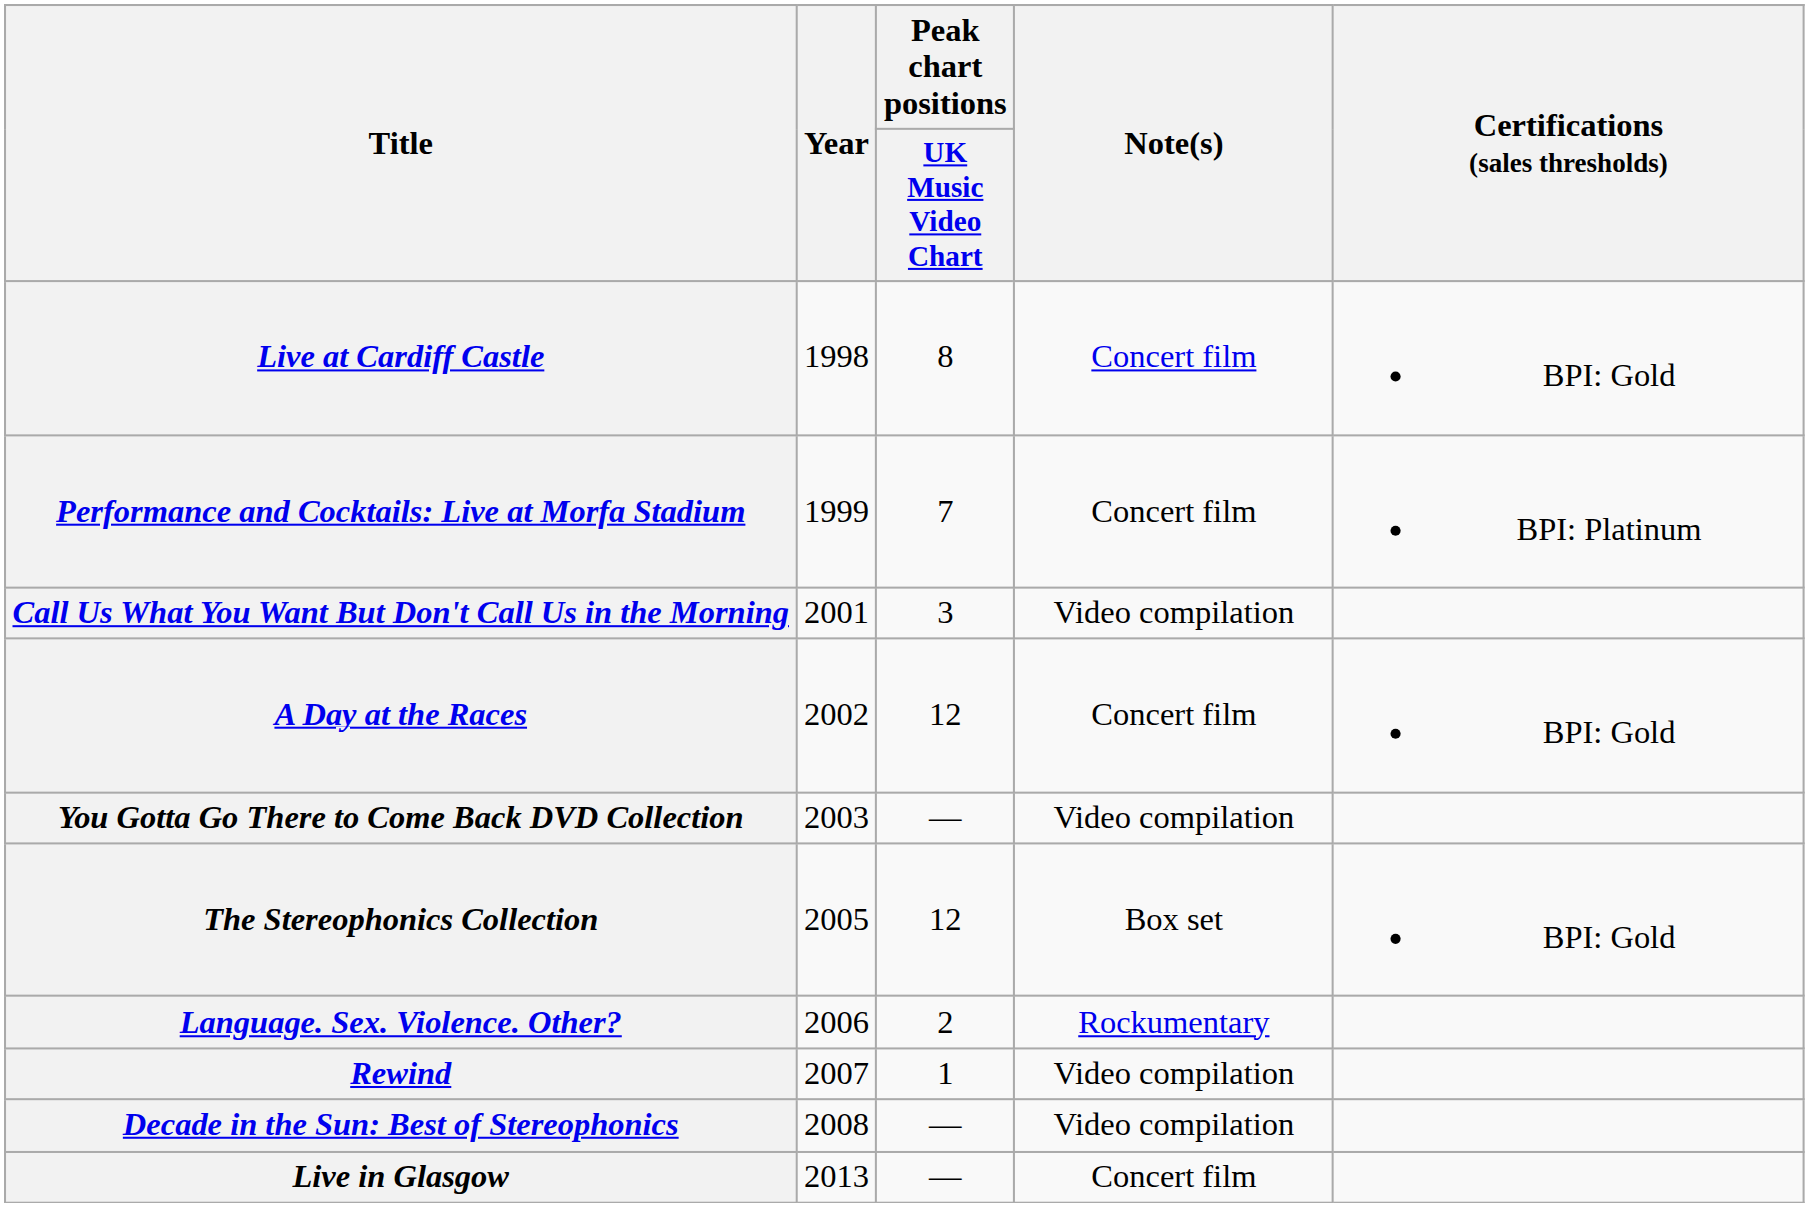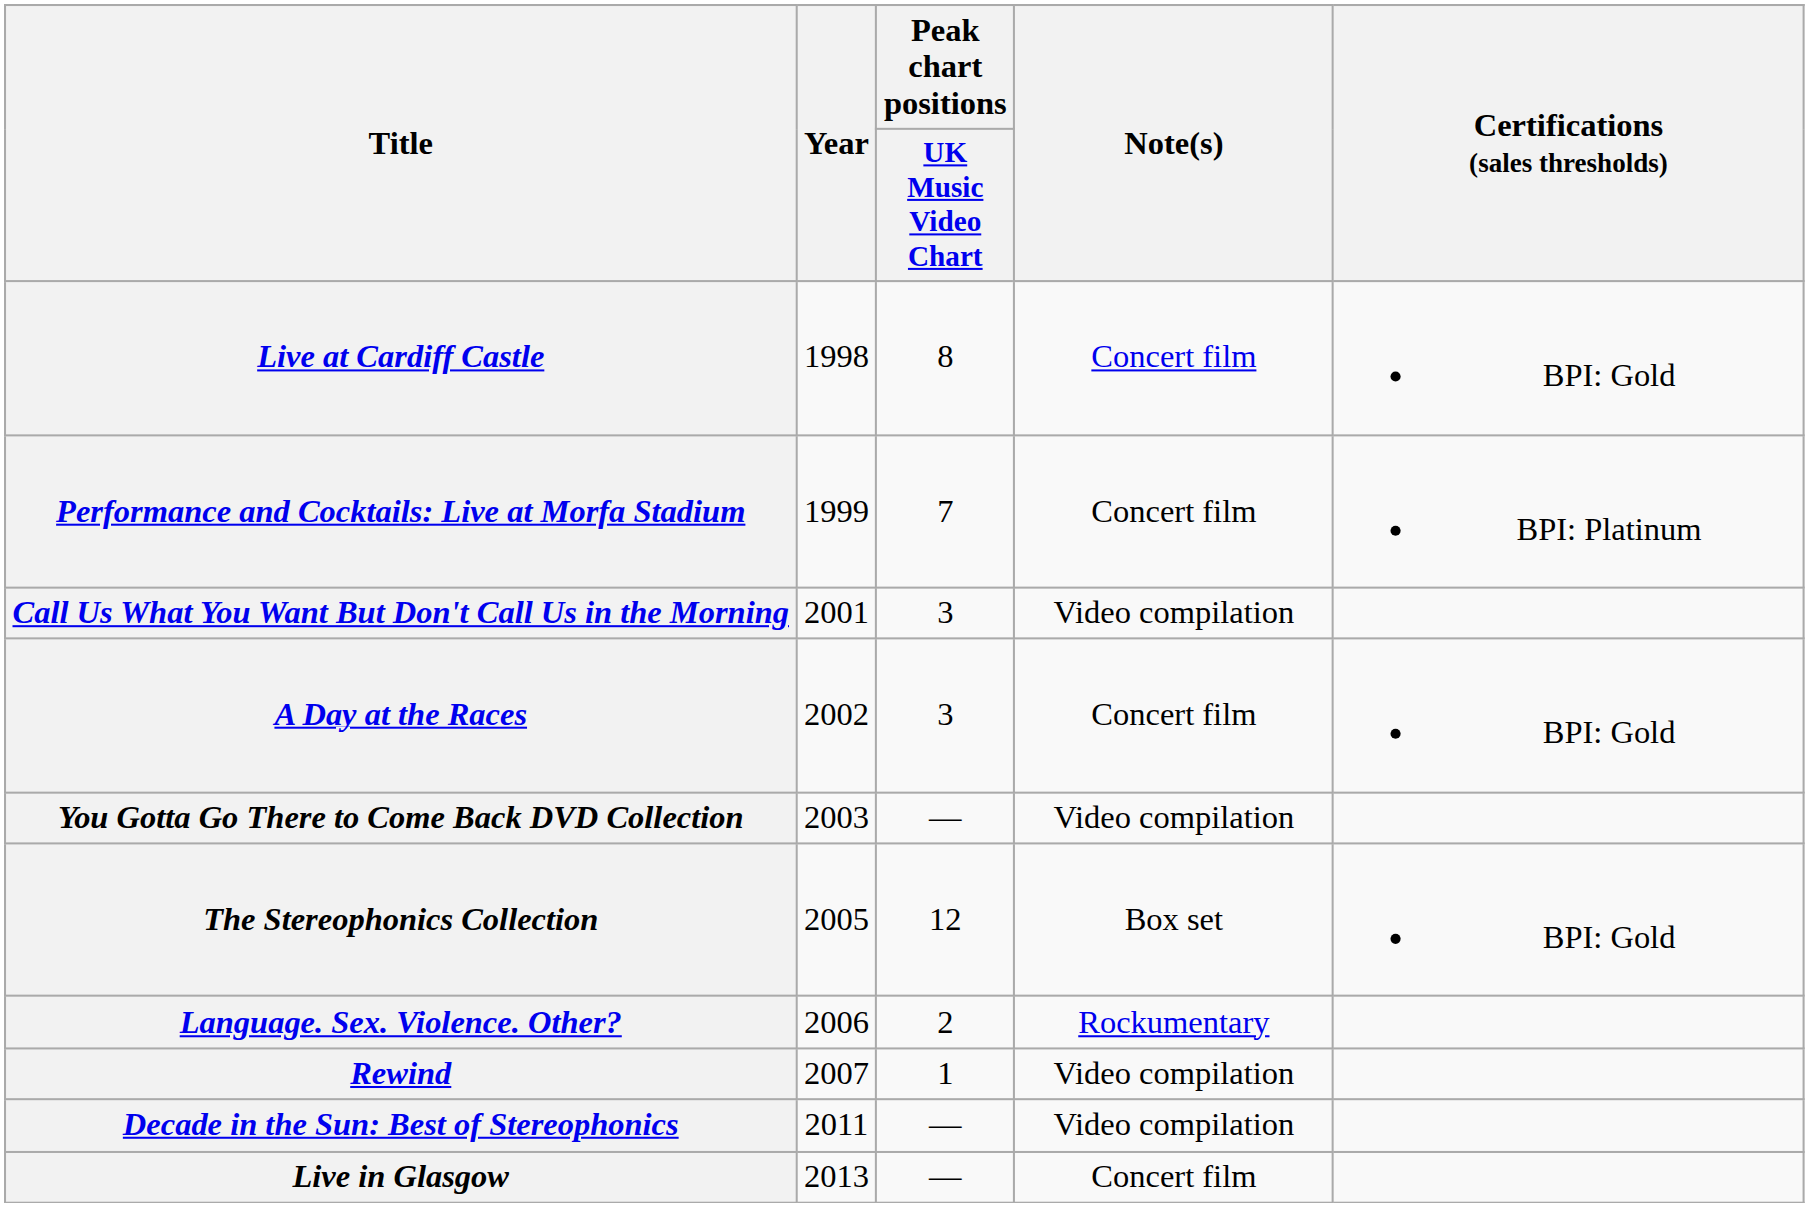(945, 714) 12 -> (945, 714) 3
(836, 1124) 2008 -> (836, 1124) 2011
